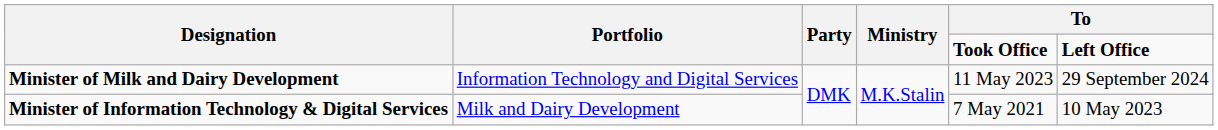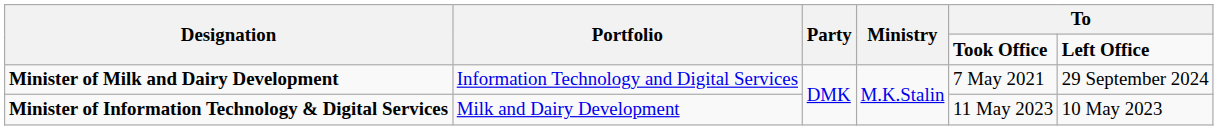(1003, 79) 11 May 2023 -> (999, 79) 7 May 2021
(999, 109) 7 May 2021 -> (1003, 109) 11 May 2023
